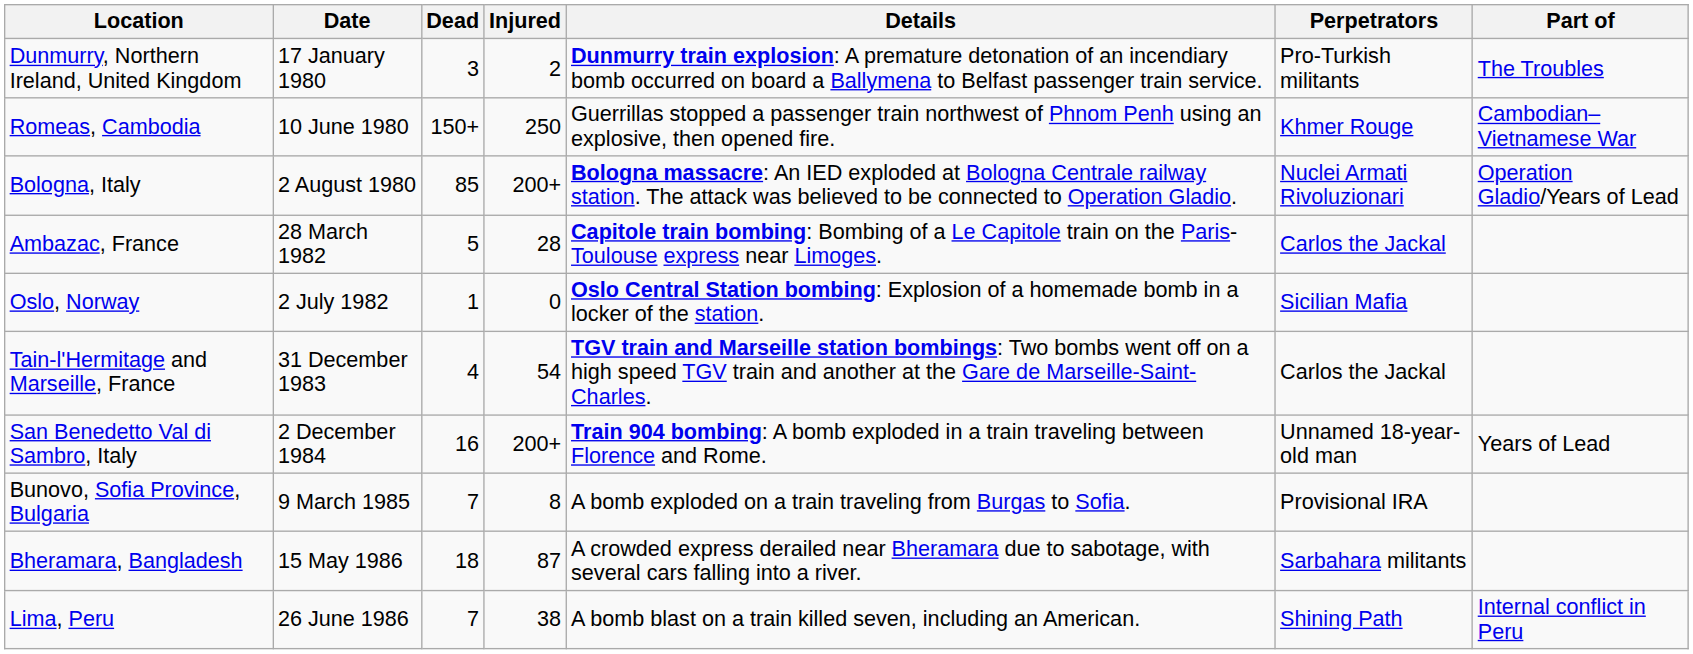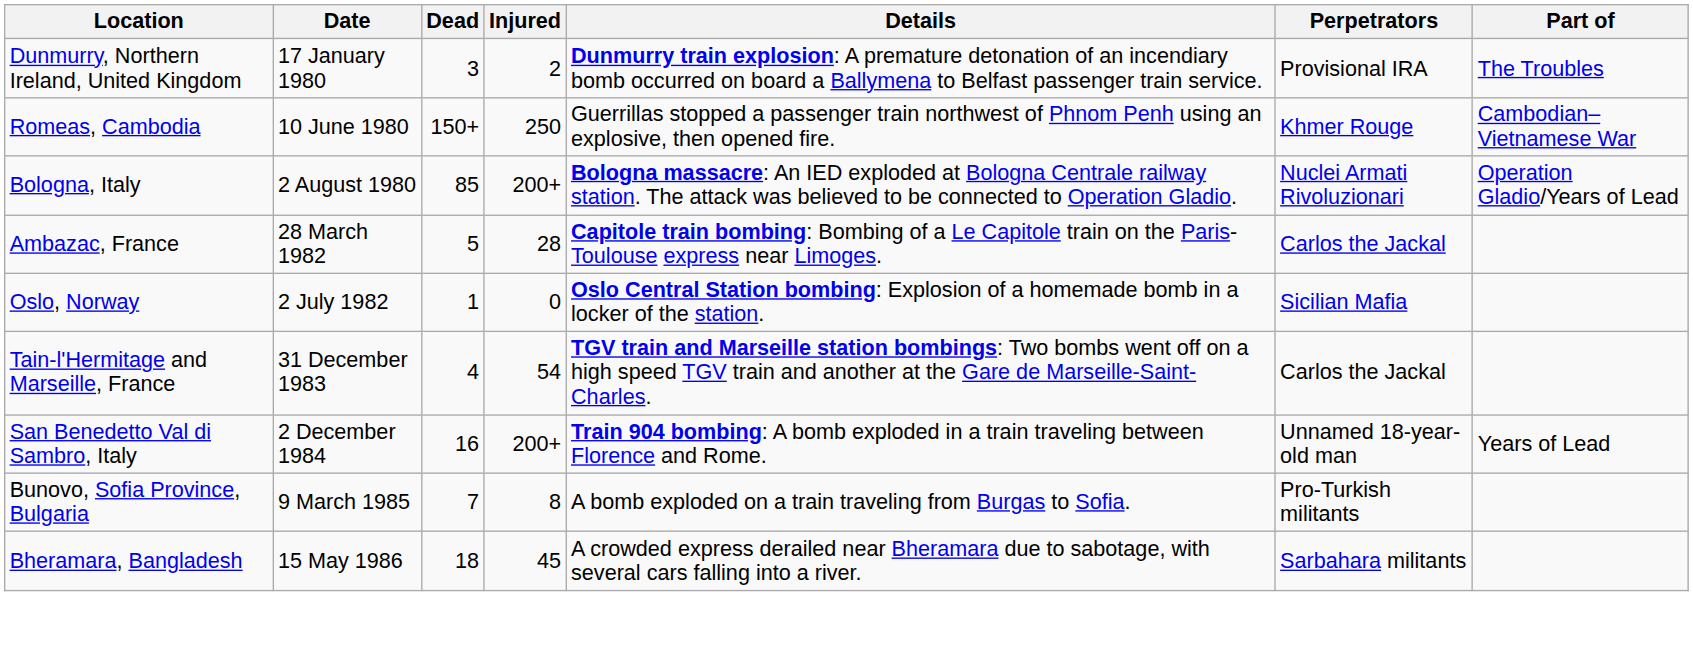(1336, 68) Pro-Turkish militants -> (1354, 68) Provisional IRA
(1354, 502) Provisional IRA -> (1336, 502) Pro-Turkish militants
(549, 560) 87 -> (549, 560) 45
- row: (62, 619)
